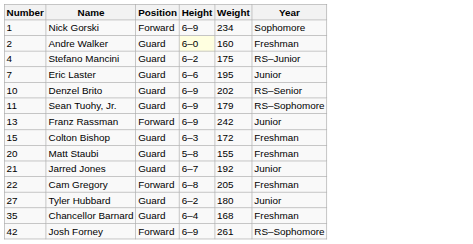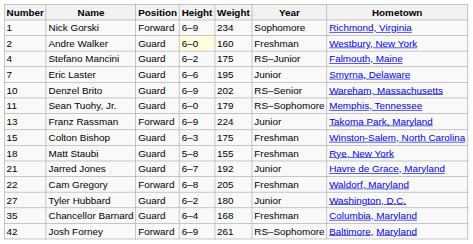+ column: (397, 12)
(190, 106) 6–9 -> (190, 106) 6–0
(225, 122) 242 -> (225, 122) 224
(225, 137) 172 -> (225, 137) 175
(12, 153) 20 -> (12, 153) 18
